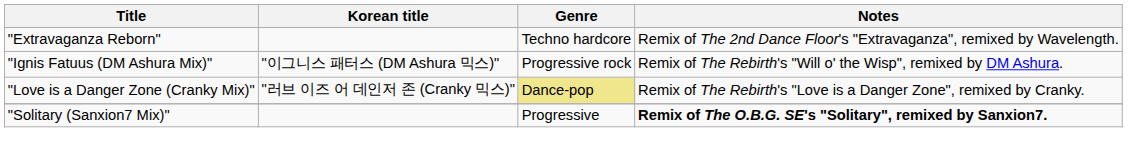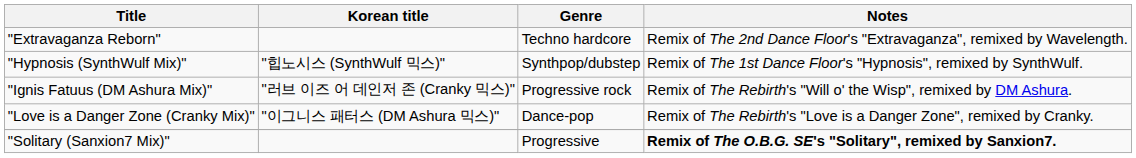+ row: (97, 64)
(380, 63) "이그니스 패터스 (DM Ashura 믹스)" -> (388, 89) "러브 이즈 어 데인저 존 (Cranky 믹스)"
(388, 89) "러브 이즈 어 데인저 존 (Cranky 믹스)" -> (380, 115) "이그니스 패터스 (DM Ashura 믹스)"
(558, 90) khaki background -> (558, 116) no background
